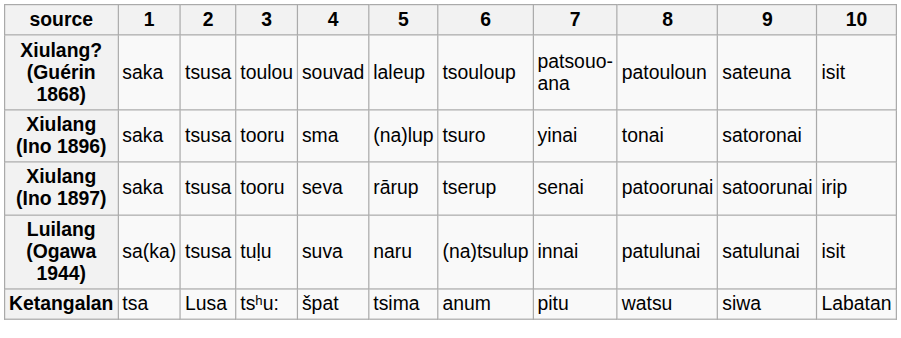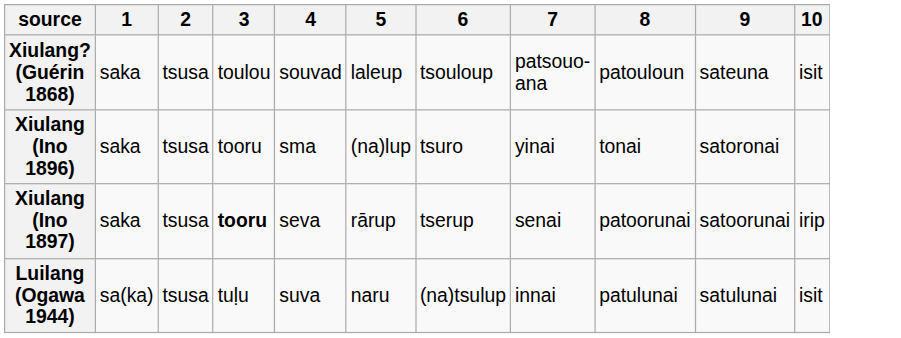(262, 188) normal -> (242, 220) bold
- row: (61, 304)
